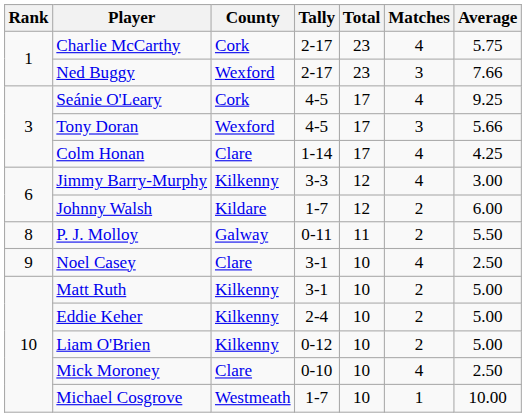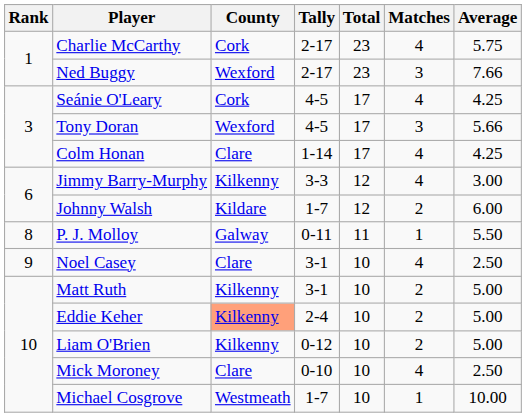(488, 99) 9.25 -> (488, 99) 4.25
(419, 235) 2 -> (419, 235) 1
(247, 316) no background -> (247, 316) lightsalmon background
